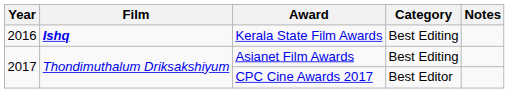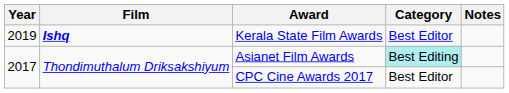(22, 35) 2016 -> (22, 35) 2019
(424, 35) Best Editing -> (421, 35) Best Editor
(424, 56) no background -> (424, 56) paleturquoise background
